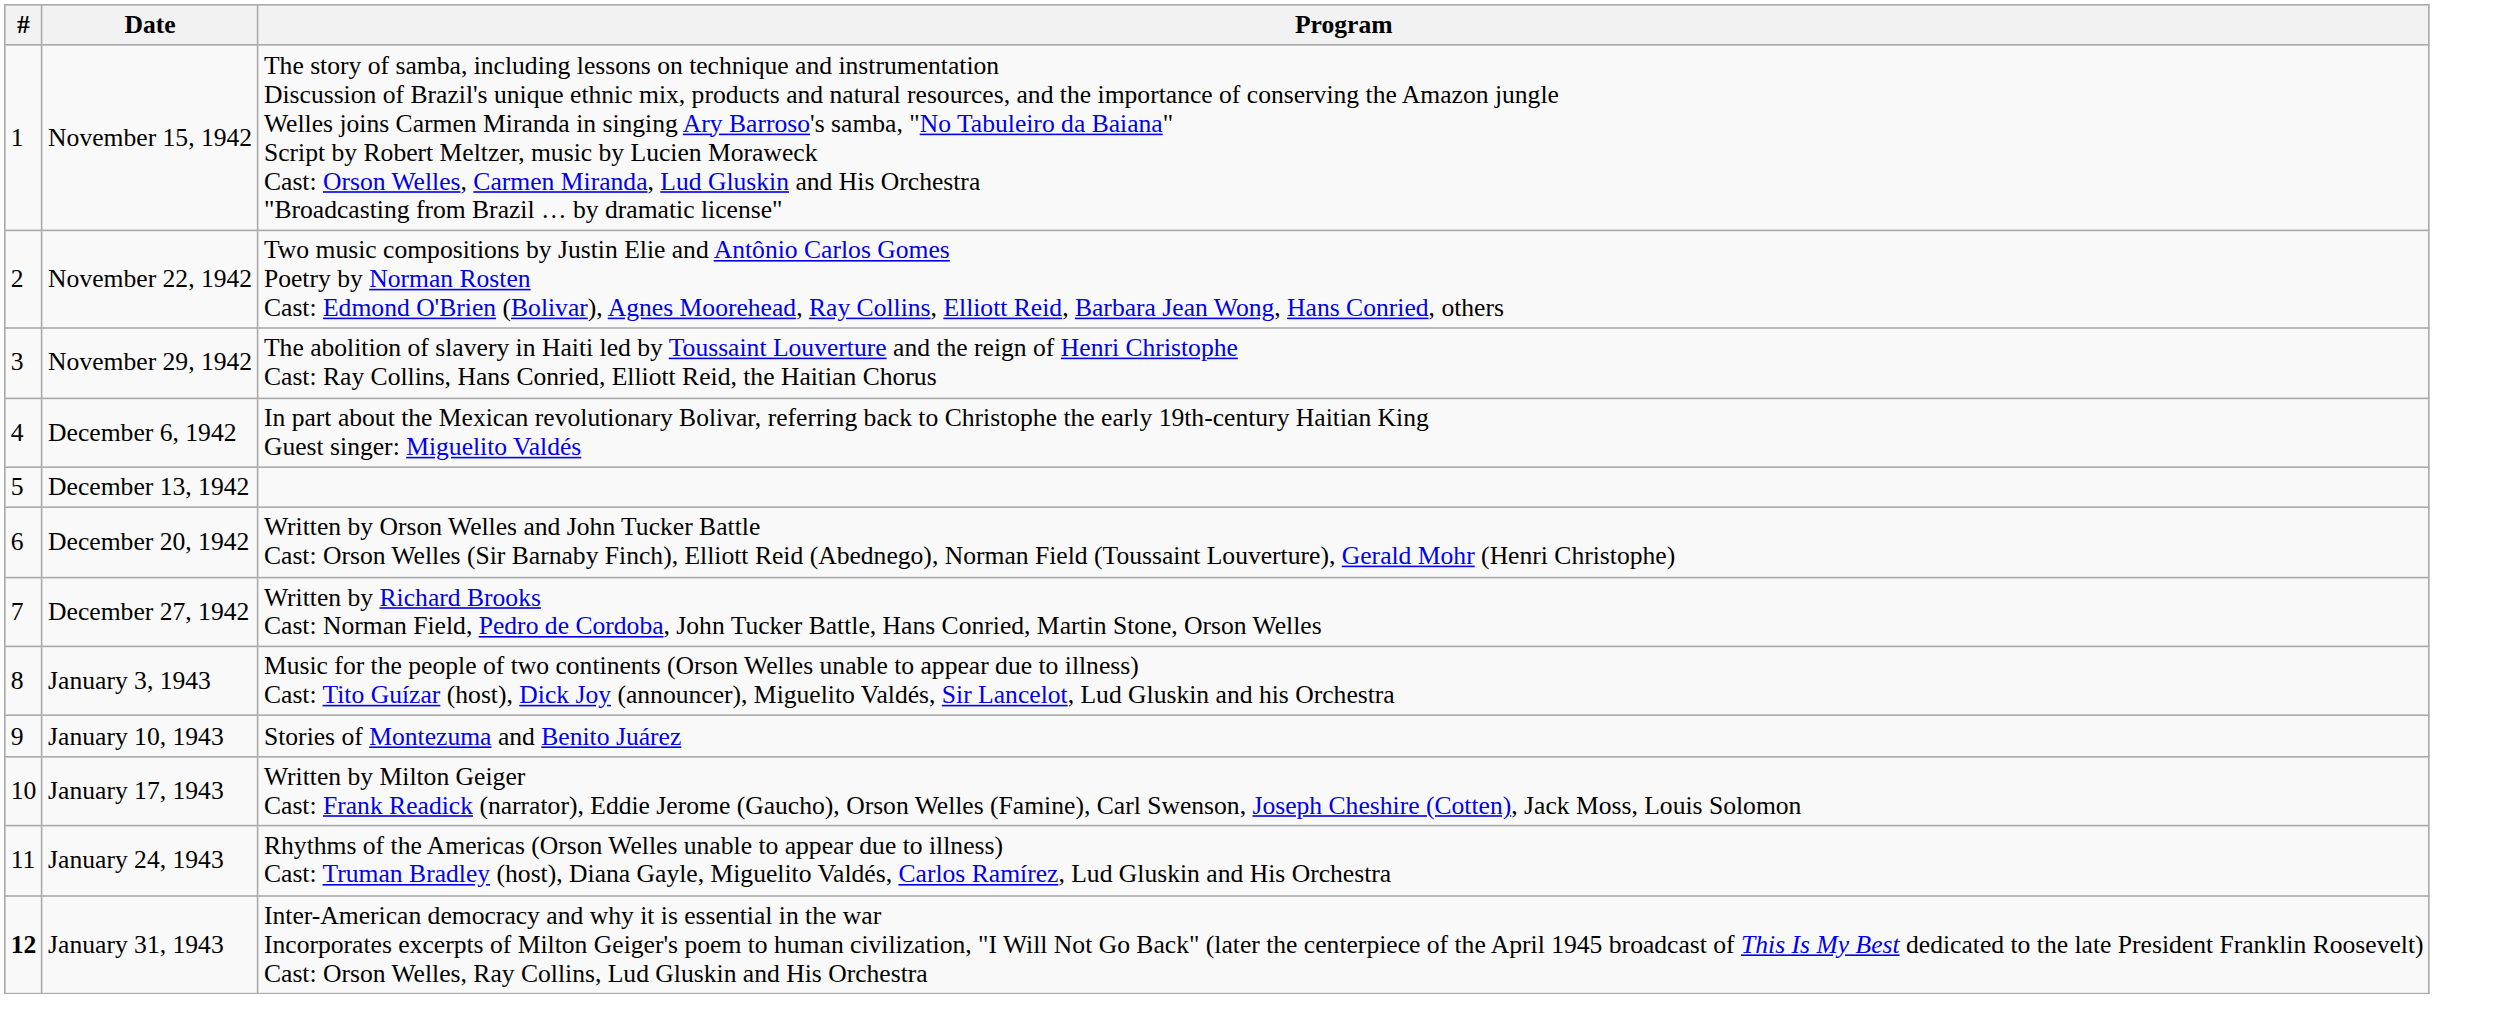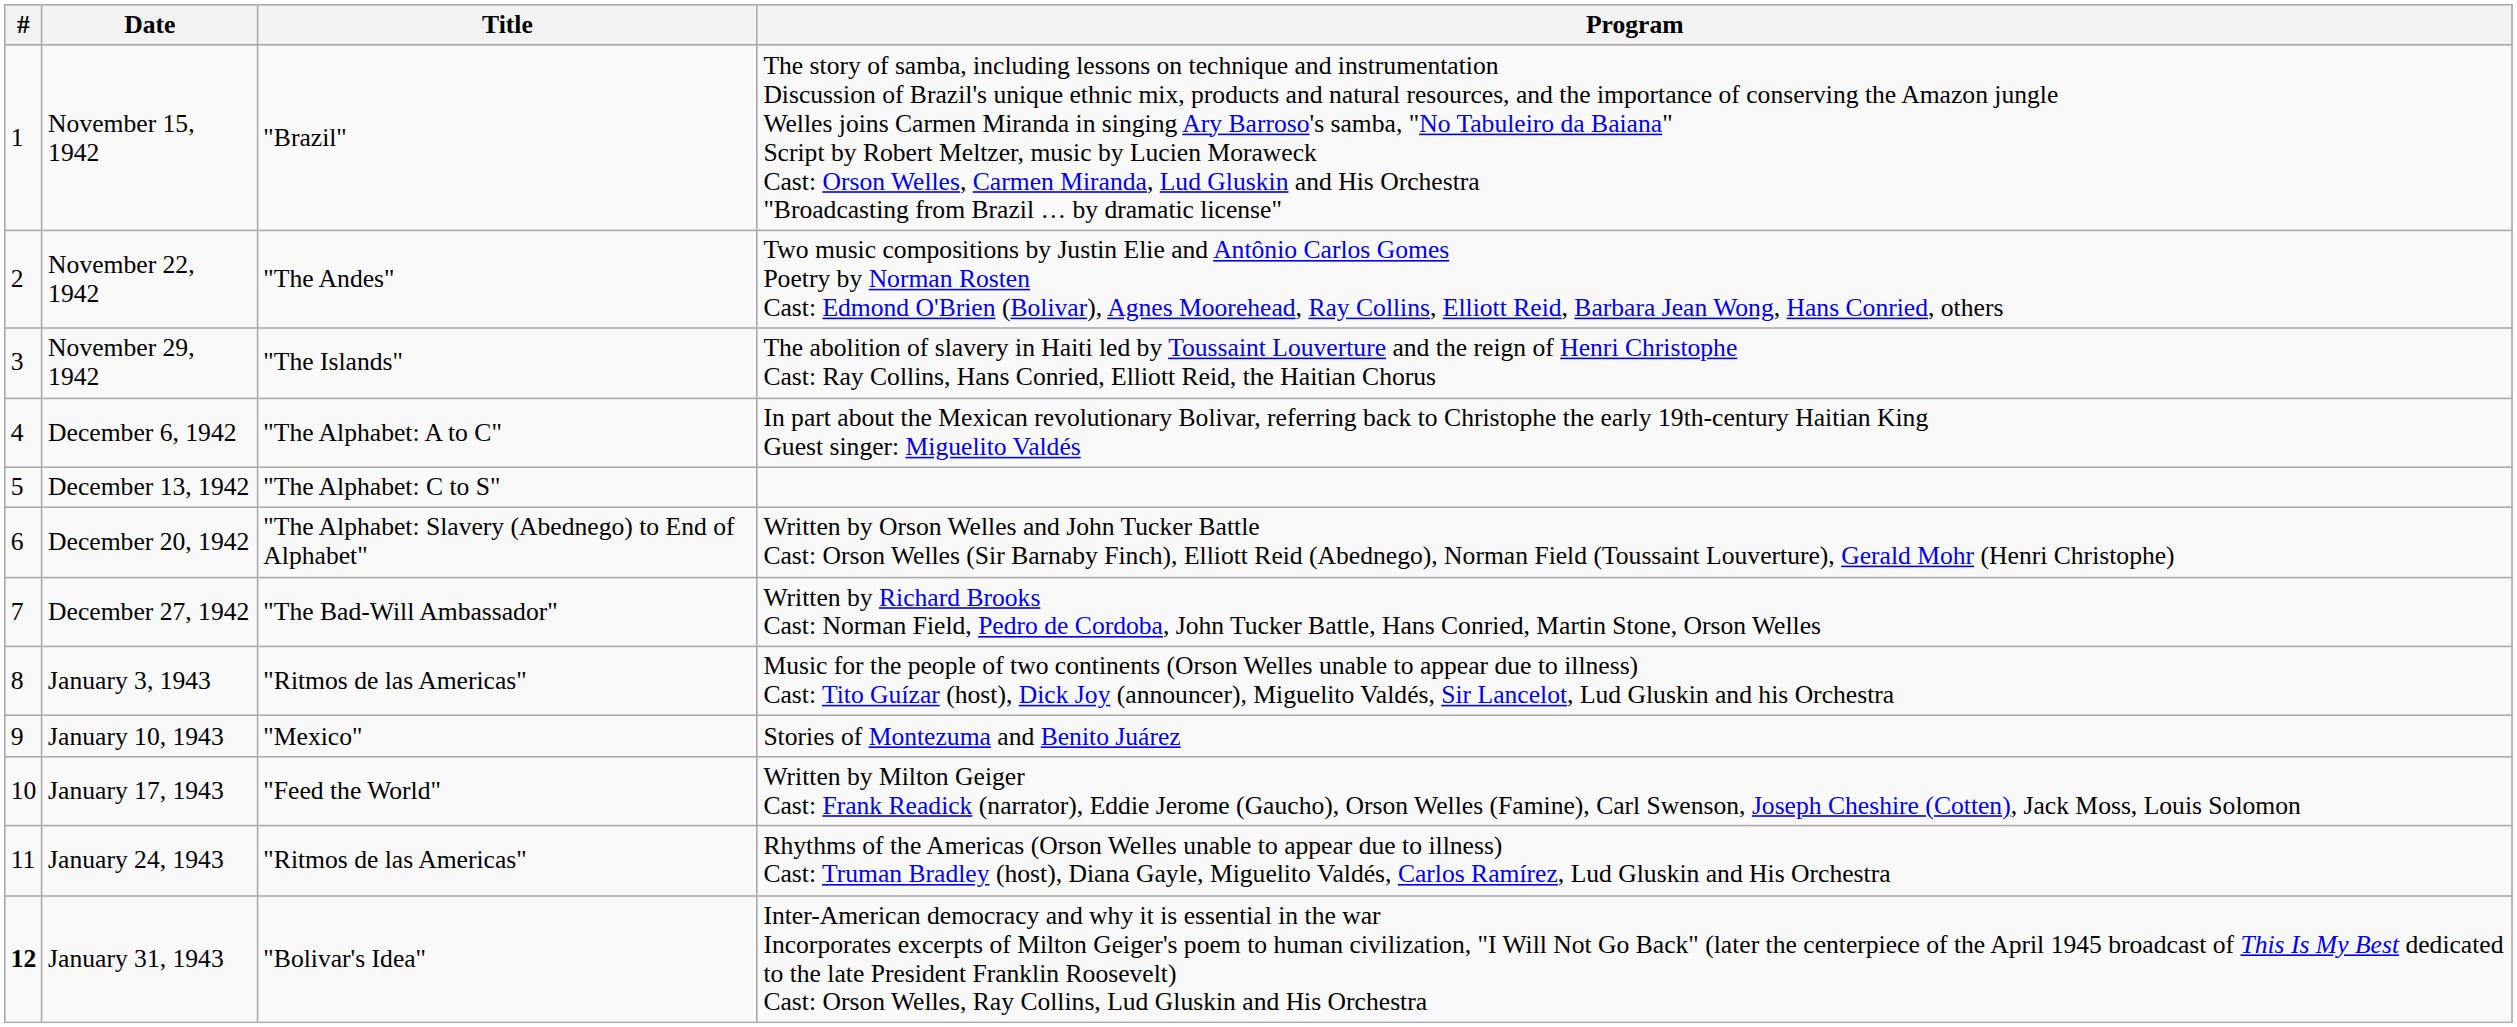+ column: (507, 24)
